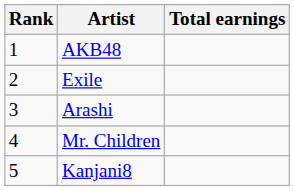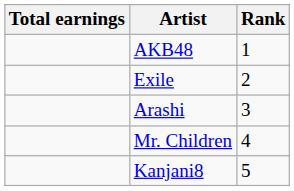columns swapped: (31, 19) <-> (227, 19)
